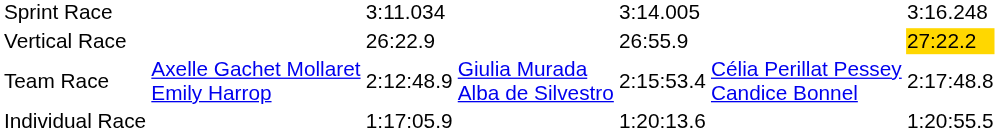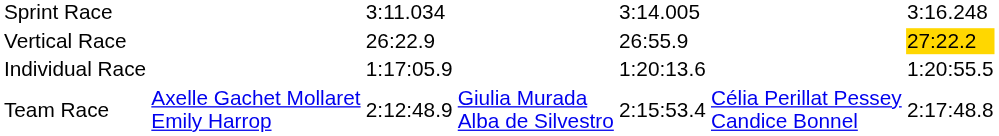rows swapped: (75, 121) <-> (56, 81)
